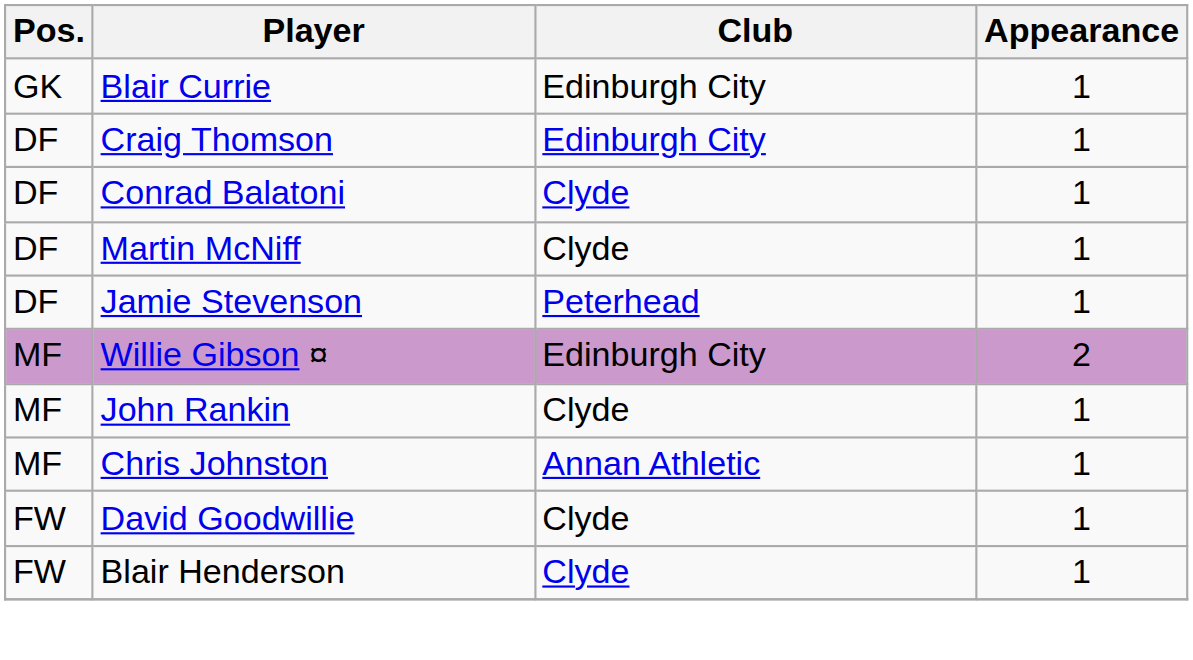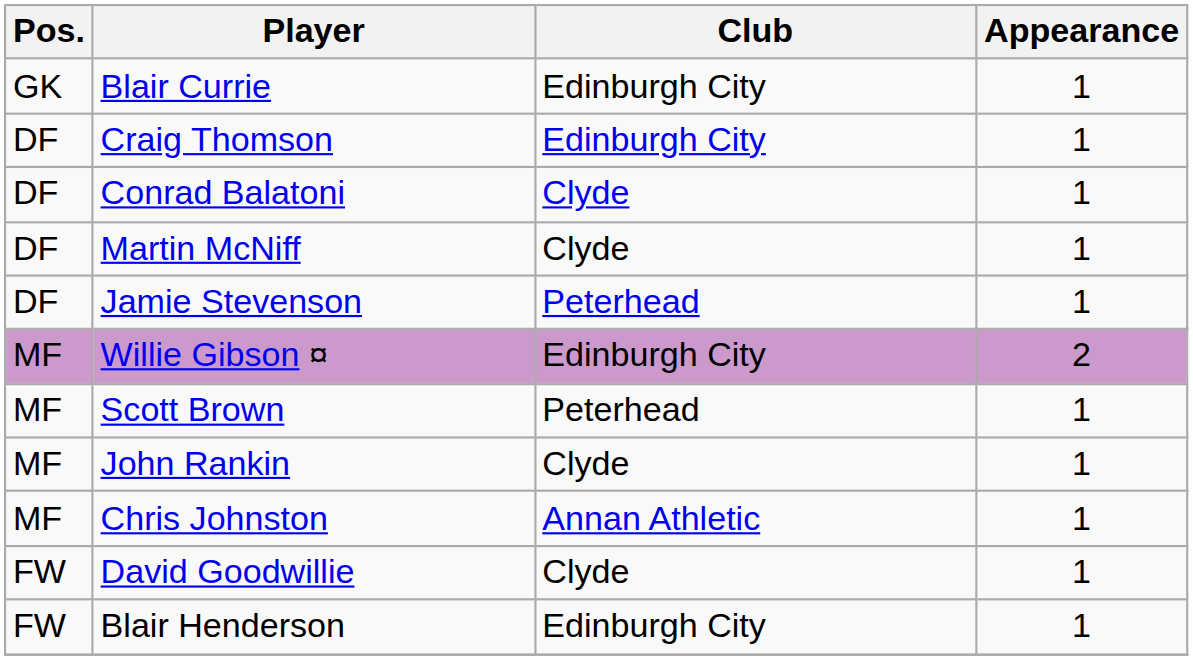+ row: (192, 409)
(586, 572) Clyde -> (654, 626) Edinburgh City
